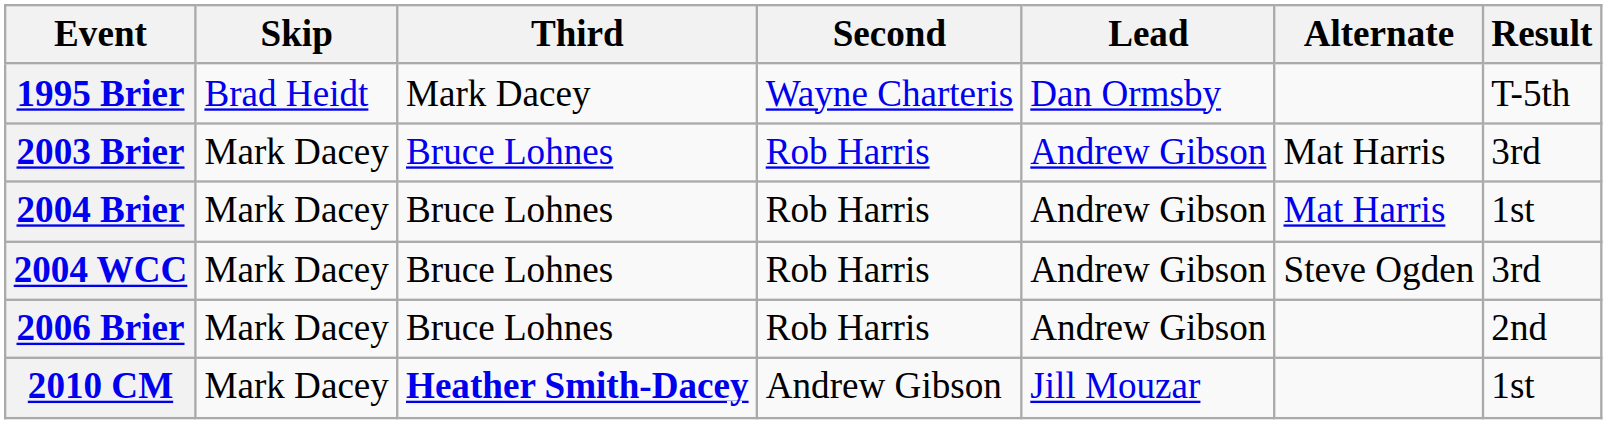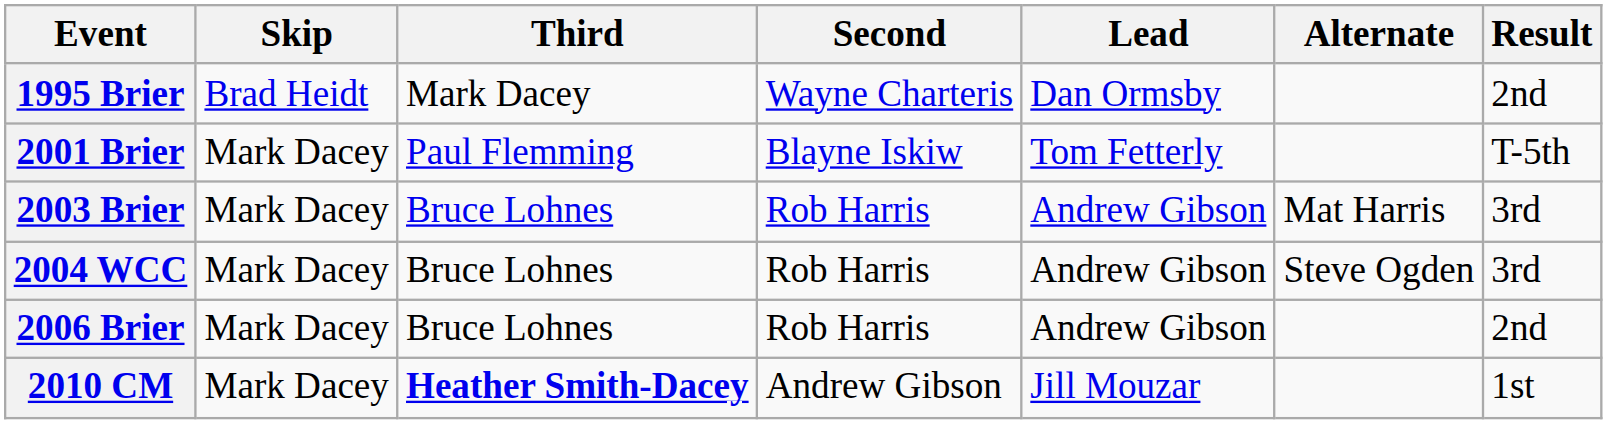(1531, 92) T-5th -> (1519, 92) 2nd
+ row: (101, 151)
- row: (101, 210)
